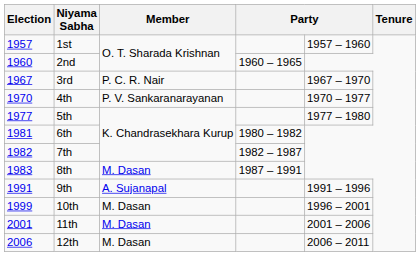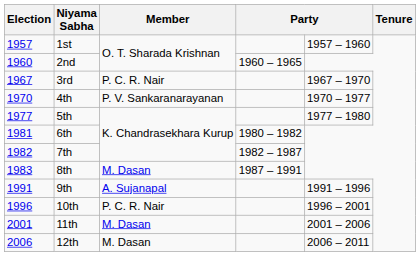(20, 206) 1999 -> (20, 206) 1996
(126, 206) M. Dasan -> (133, 206) P. C. R. Nair
